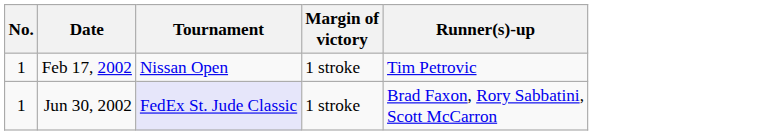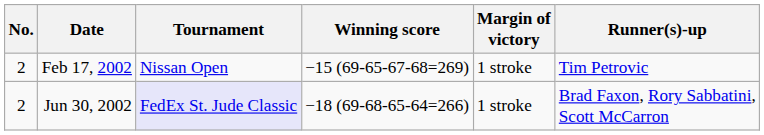+ column: (387, 29)
(21, 67) 1 -> (21, 67) 2
(21, 105) 1 -> (21, 105) 2
